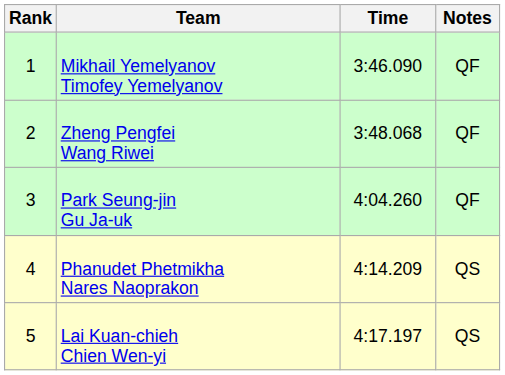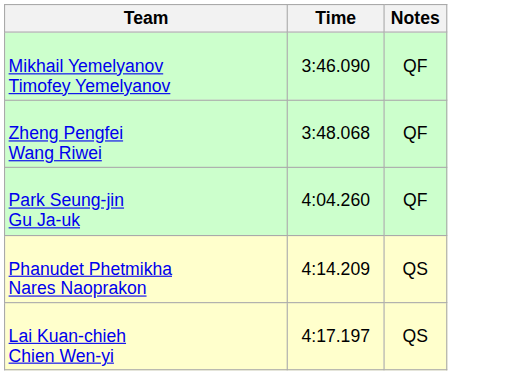- column: (31, 18)
